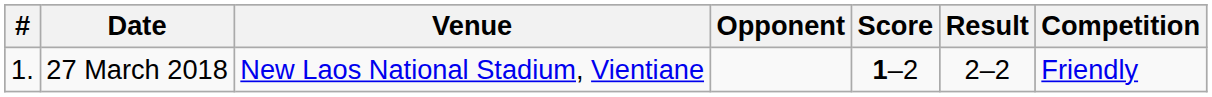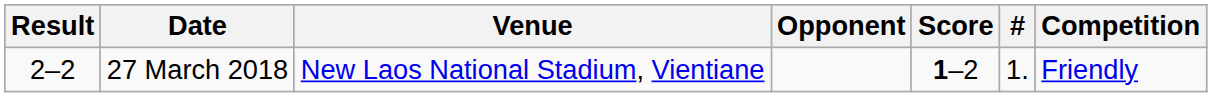columns swapped: (22, 26) <-> (987, 26)
